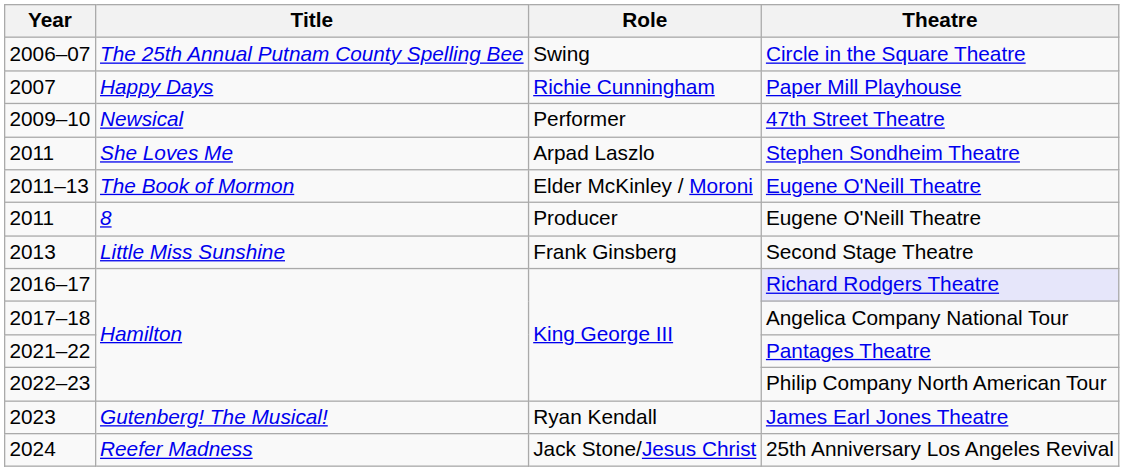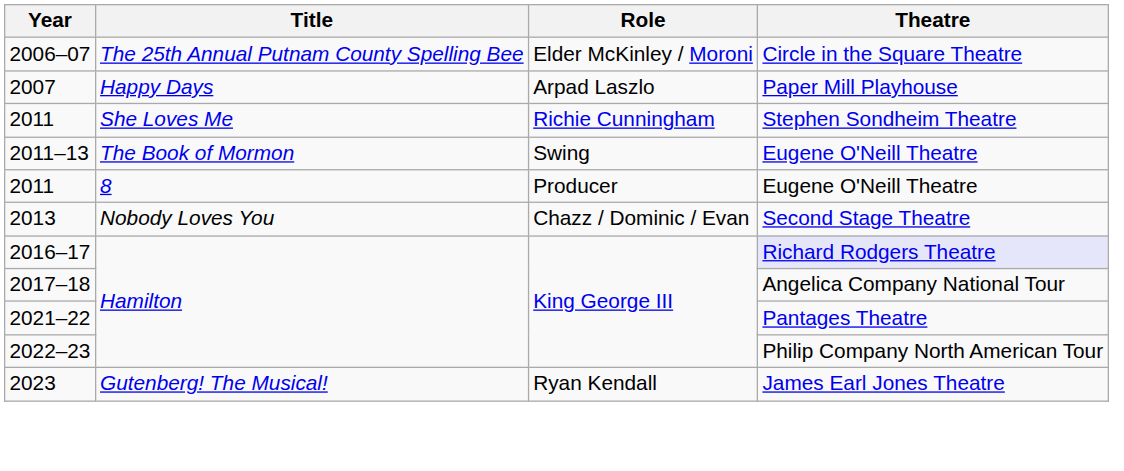(562, 53) Swing -> (643, 53) Elder McKinley / Moroni
(624, 86) Richie Cunningham -> (594, 86) Arpad Laszlo
- row: (50, 119)
(594, 152) Arpad Laszlo -> (624, 119) Richie Cunningham
(643, 185) Elder McKinley / Moroni -> (562, 152) Swing
+ row: (33, 218)
- row: (33, 251)
- row: (33, 449)
